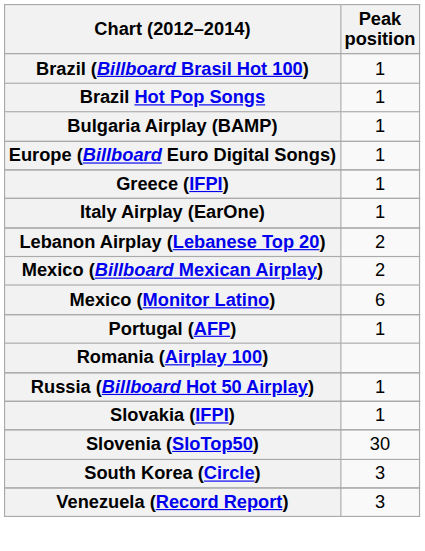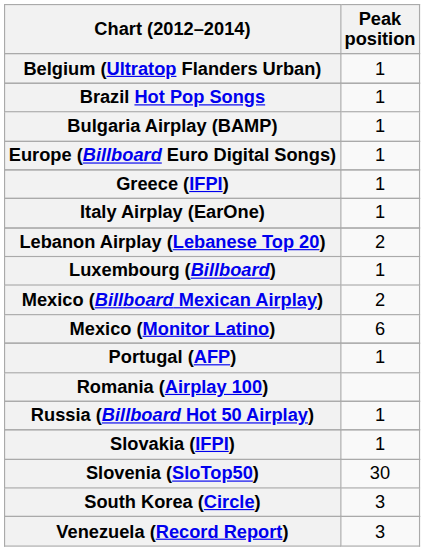+ row: (172, 68)
- row: (172, 68)
+ row: (172, 270)
